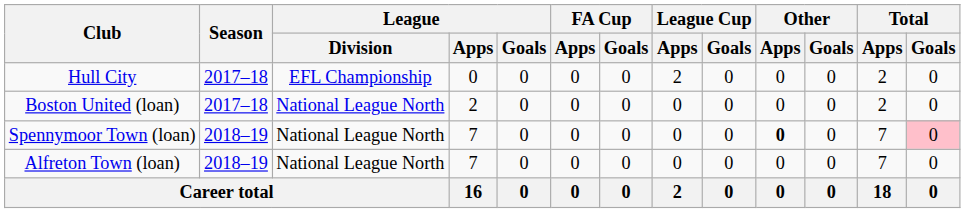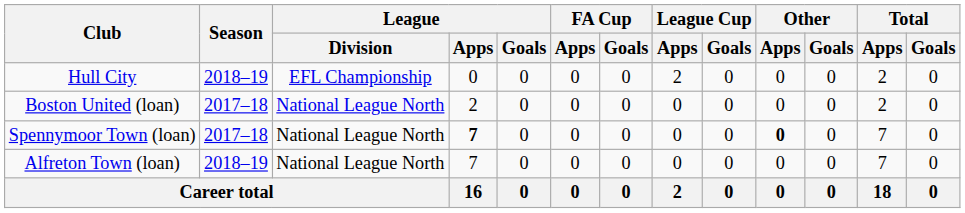(236, 76) 2017–18 -> (236, 76) 2018–19
(236, 134) 2018–19 -> (236, 134) 2017–18
(473, 134) normal -> (473, 134) bold
(933, 134) pink background -> (933, 134) no background
